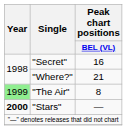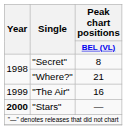(98, 61) 16 -> (98, 61) 8
(17, 92) lightgreen background -> (17, 92) no background
(98, 92) 8 -> (98, 92) 16
